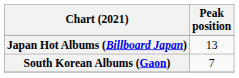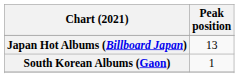(212, 63) 7 -> (212, 63) 1
